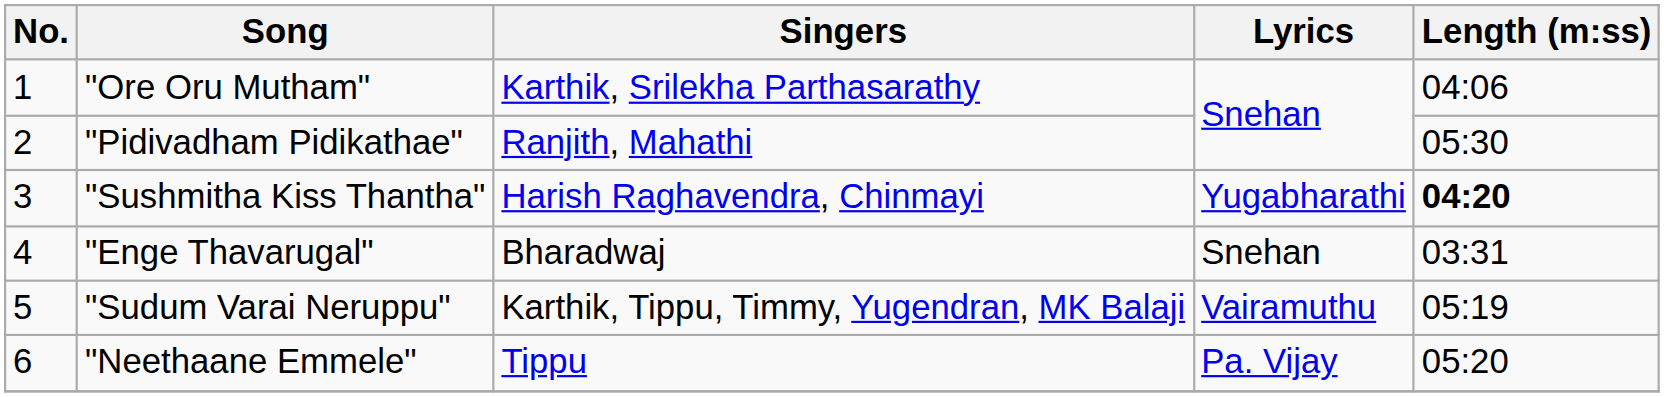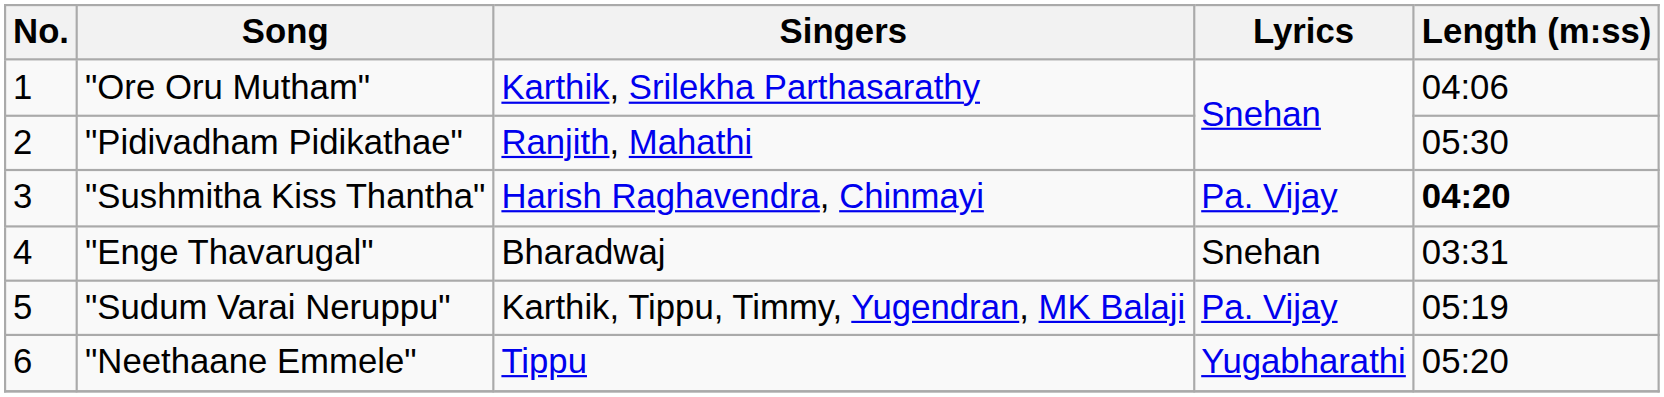(1304, 197) Yugabharathi -> (1269, 197) Pa. Vijay
(1289, 307) Vairamuthu -> (1269, 307) Pa. Vijay
(1269, 362) Pa. Vijay -> (1304, 362) Yugabharathi
